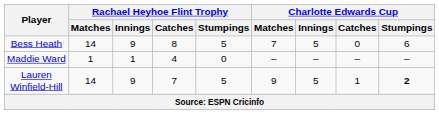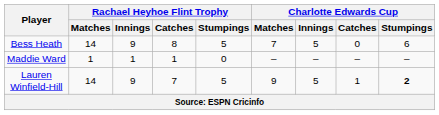(174, 59) 4 -> (174, 59) 1
